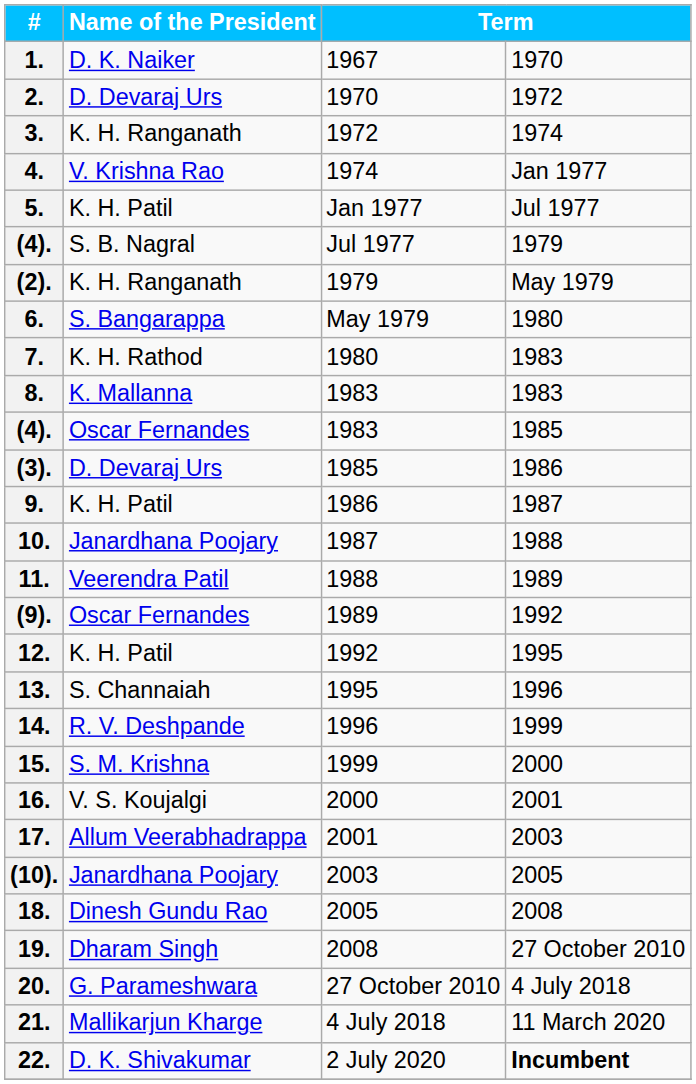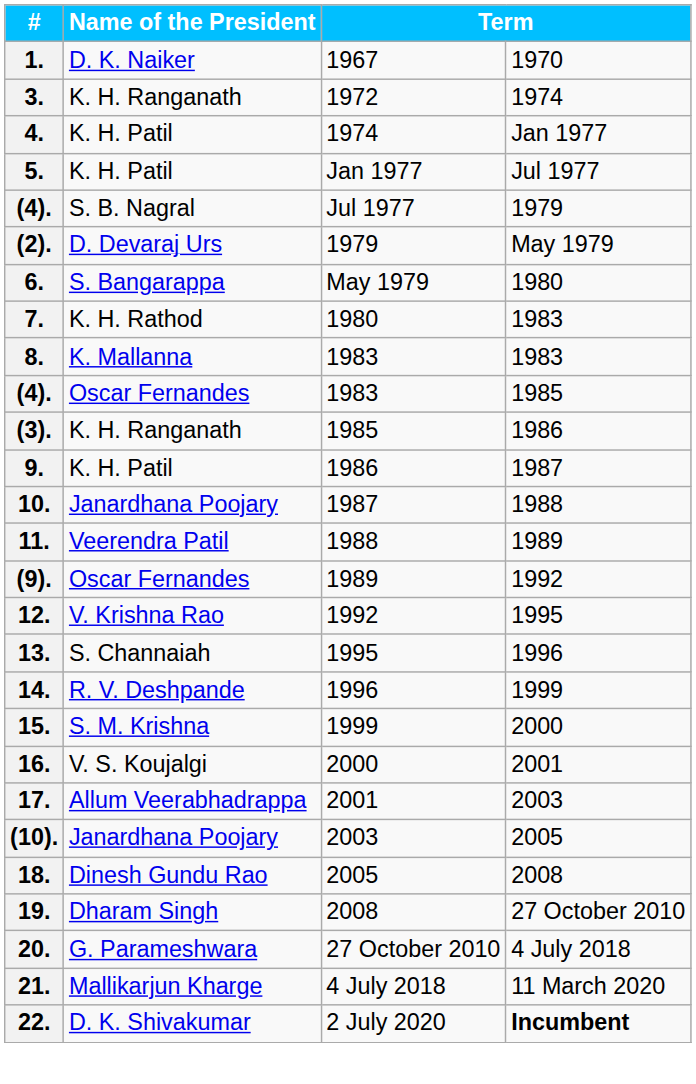- row: (34, 97)
(146, 171) V. Krishna Rao -> (121, 134) K. H. Patil
(155, 282) K. H. Ranganath -> (146, 245) D. Devaraj Urs
(146, 467) D. Devaraj Urs -> (155, 430) K. H. Ranganath
(121, 652) K. H. Patil -> (146, 615) V. Krishna Rao
